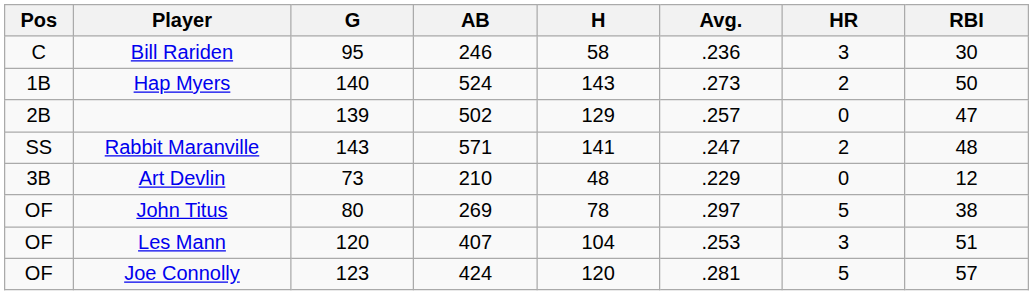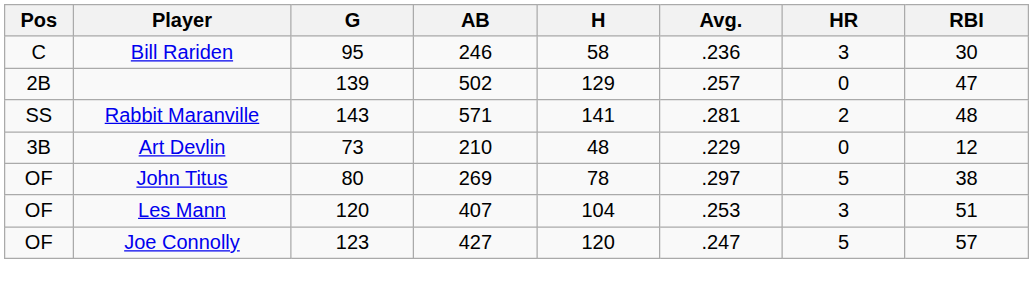- row: (182, 83)
(721, 147) .247 -> (721, 115) .281
(475, 274) 424 -> (475, 242) 427
(721, 274) .281 -> (721, 242) .247
